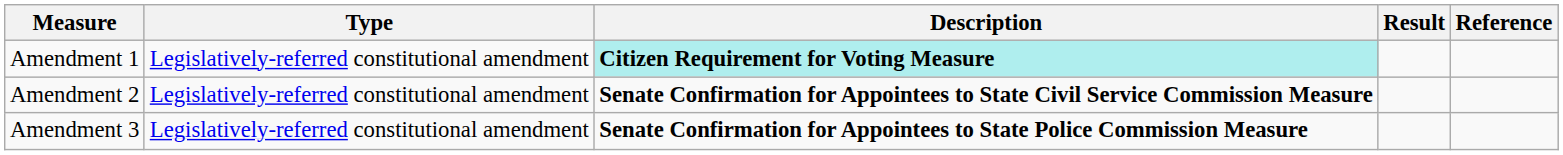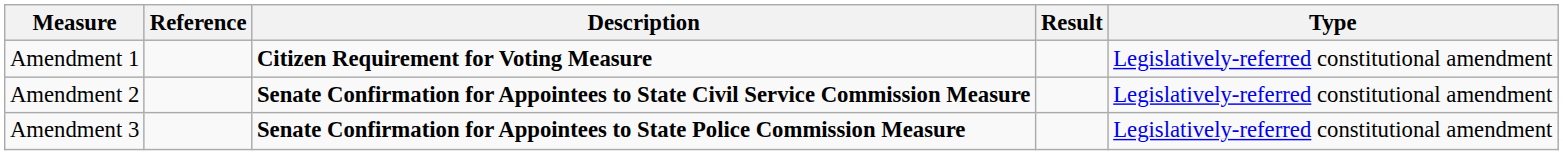columns swapped: (369, 22) <-> (1504, 22)
(797, 58) paleturquoise background -> (454, 58) no background
